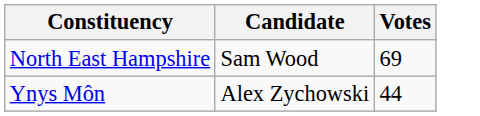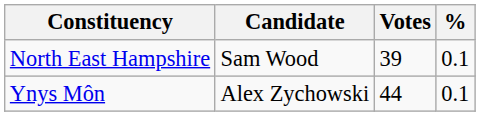+ column: (455, 22)
(391, 57) 69 -> (391, 57) 39
